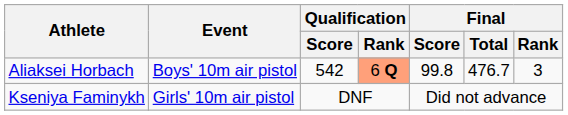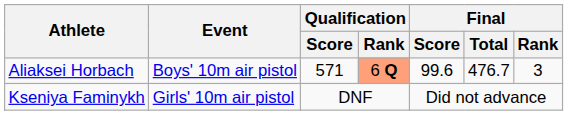(330, 71) 542 -> (330, 71) 571
(437, 71) 99.8 -> (437, 71) 99.6
